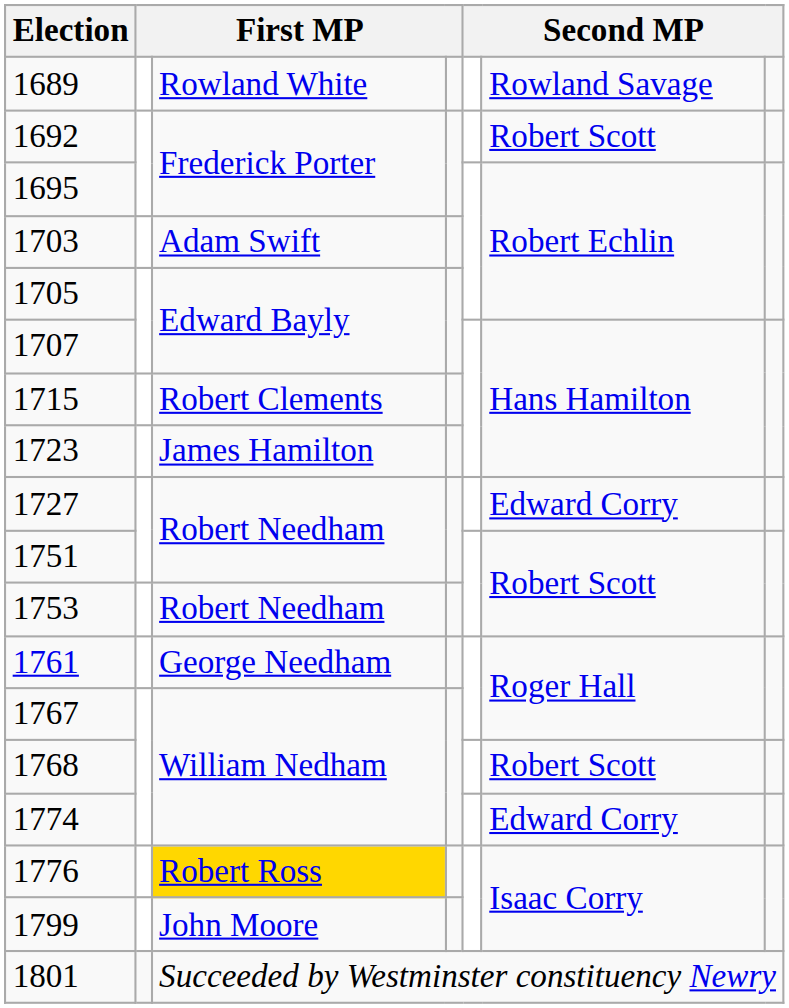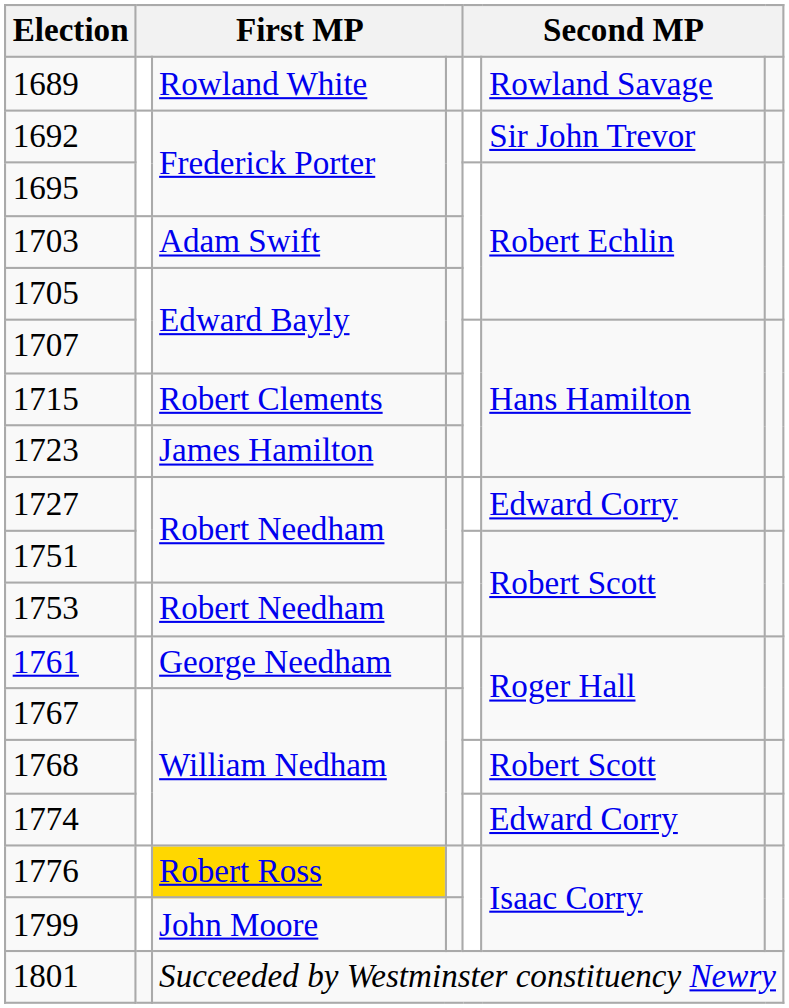(573, 135) Robert Scott -> (592, 135) Sir John Trevor
